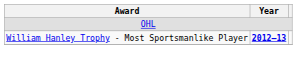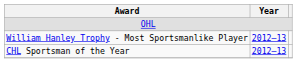(269, 38) bold -> (269, 38) normal
+ row: (68, 51)
